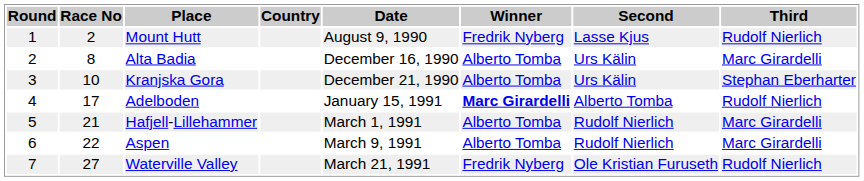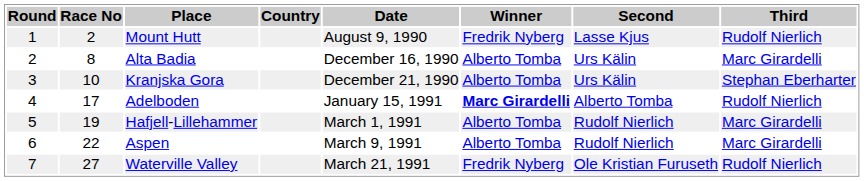(91, 122) 21 -> (91, 122) 19
